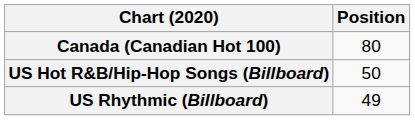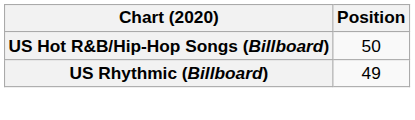- row: (169, 45)
